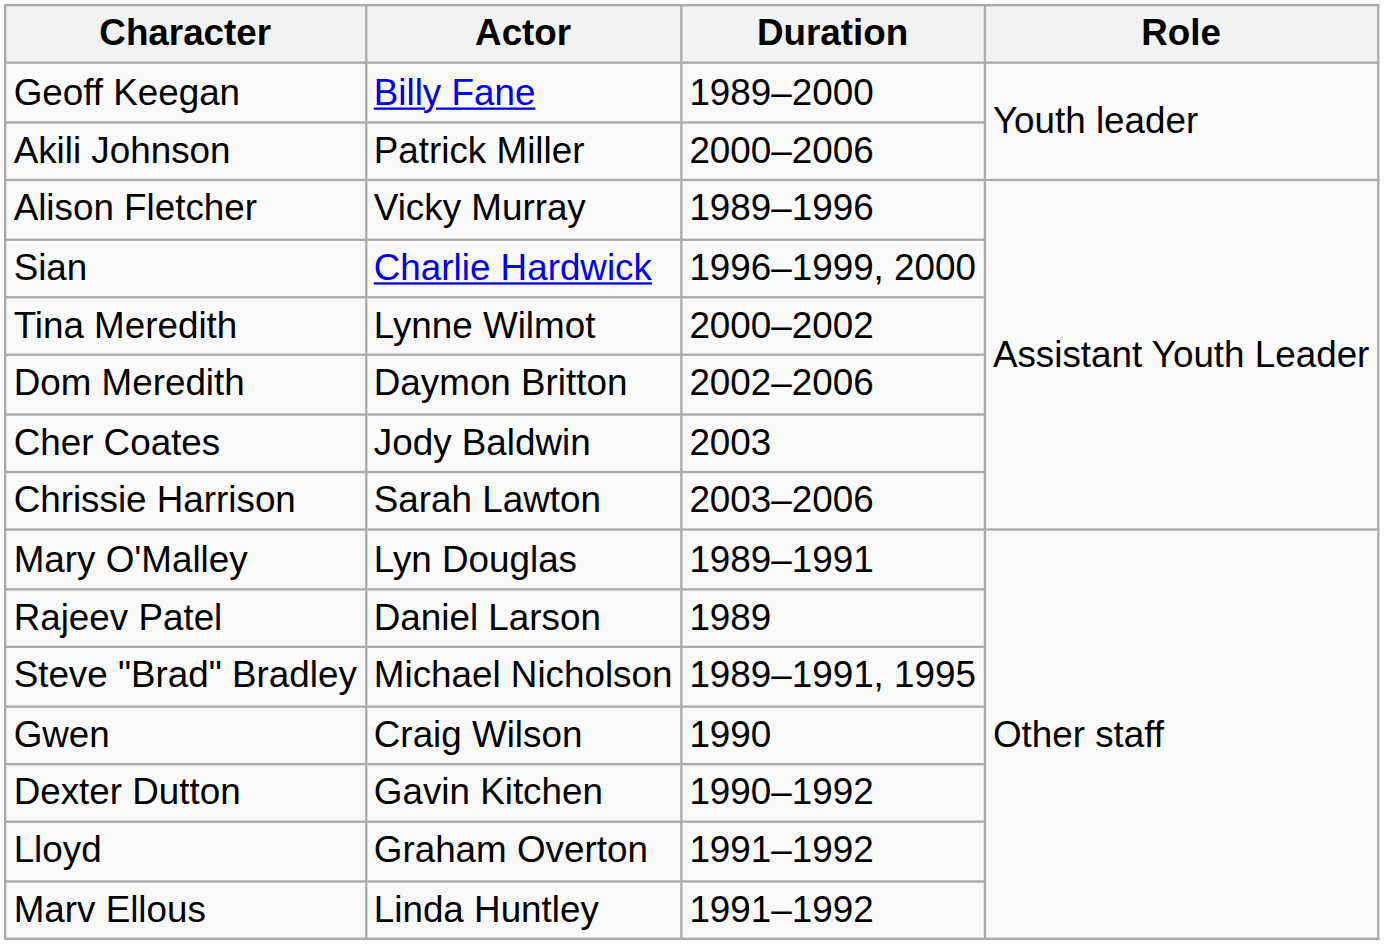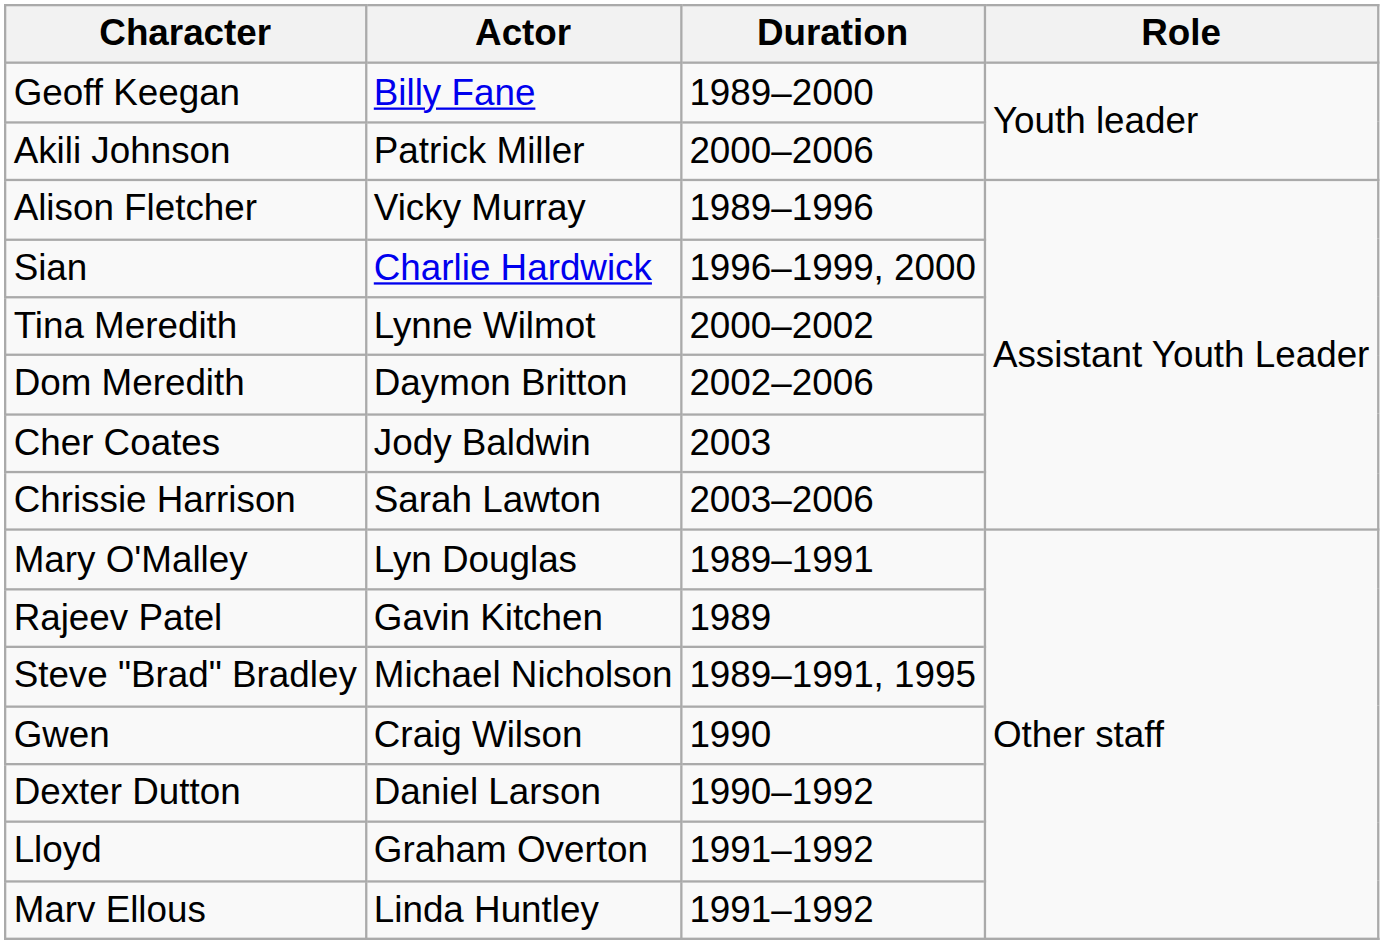(487, 617) Daniel Larson -> (488, 617) Gavin Kitchen
(488, 792) Gavin Kitchen -> (487, 792) Daniel Larson
